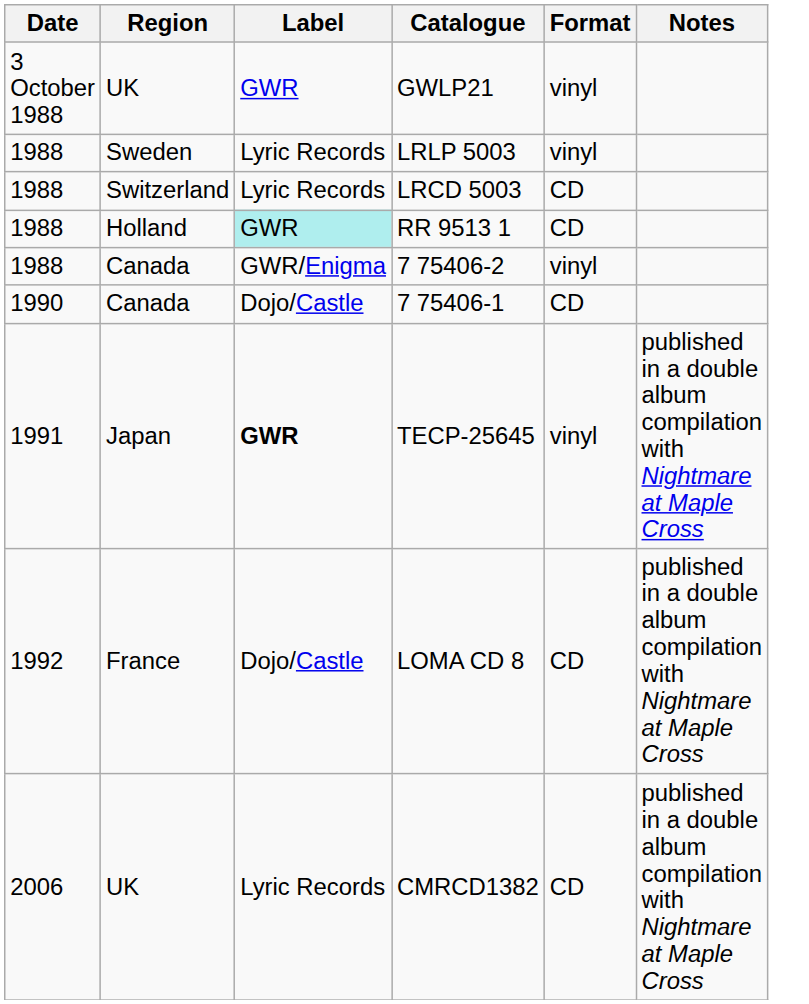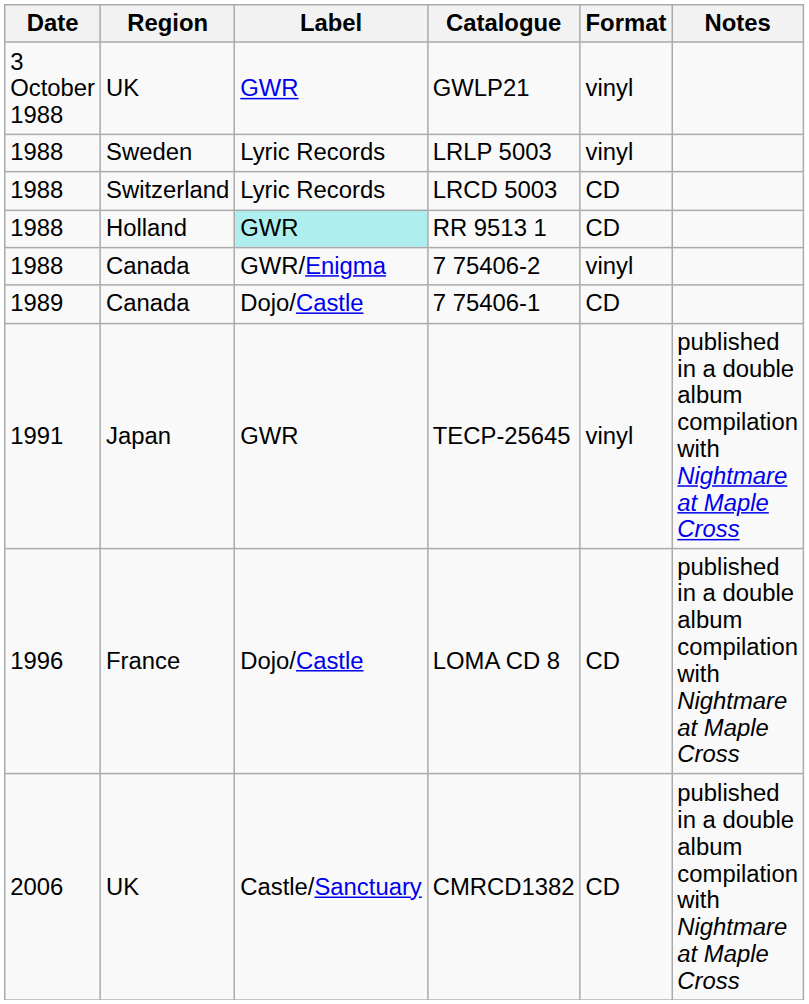(37, 303) 1990 -> (37, 303) 1989
(269, 435) bold -> (269, 435) normal
(37, 661) 1992 -> (37, 661) 1996
(313, 886) Lyric Records -> (331, 886) Castle/Sanctuary
